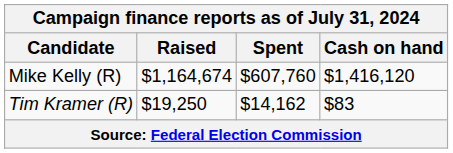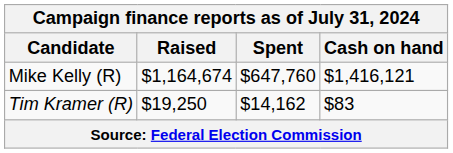(278, 76) $607,760 -> (278, 76) $647,760
(369, 76) $1,416,120 -> (369, 76) $1,416,121
